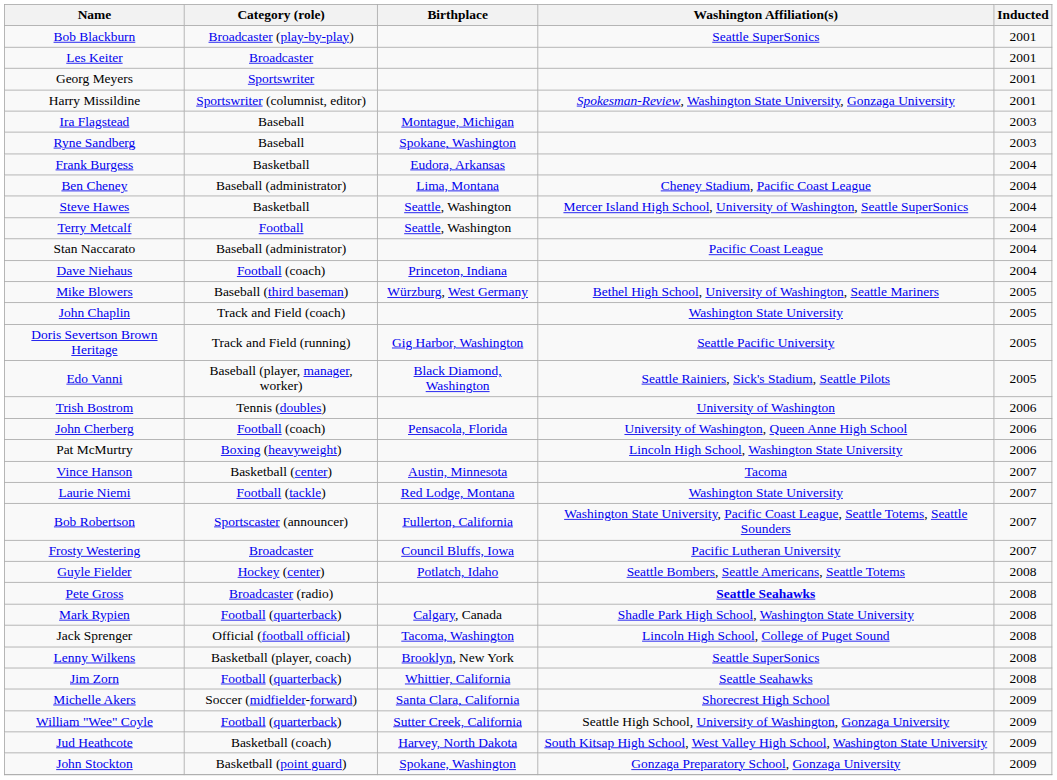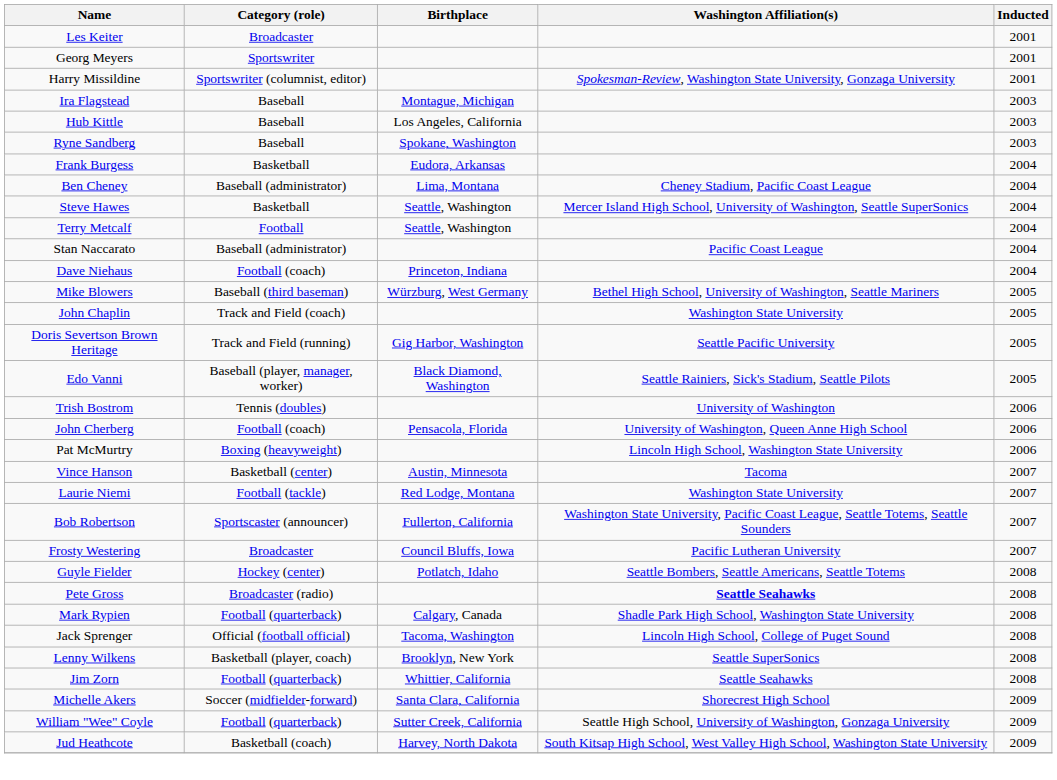- row: (94, 36)
+ row: (94, 121)
- row: (94, 763)
